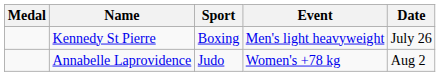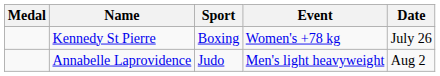(315, 37) Men's light heavyweight -> (293, 37) Women's +78 kg
(293, 60) Women's +78 kg -> (315, 60) Men's light heavyweight
